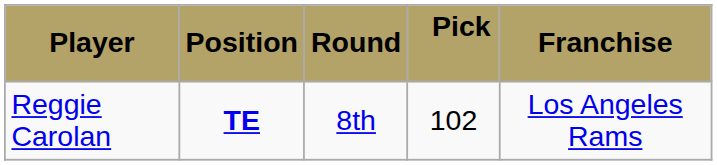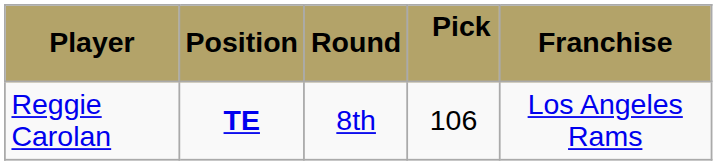(454, 120) 102 -> (454, 120) 106
